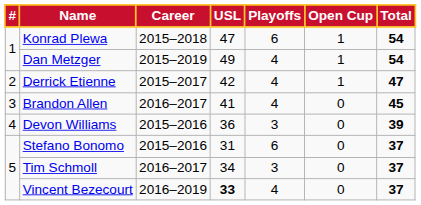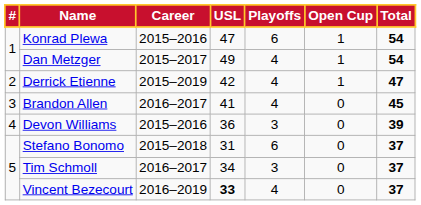(173, 38) 2015–2018 -> (173, 38) 2015–2016
(173, 60) 2015–2019 -> (173, 60) 2015–2017
(173, 81) 2015–2017 -> (173, 81) 2015–2019
(173, 146) 2015–2016 -> (173, 146) 2015–2018
